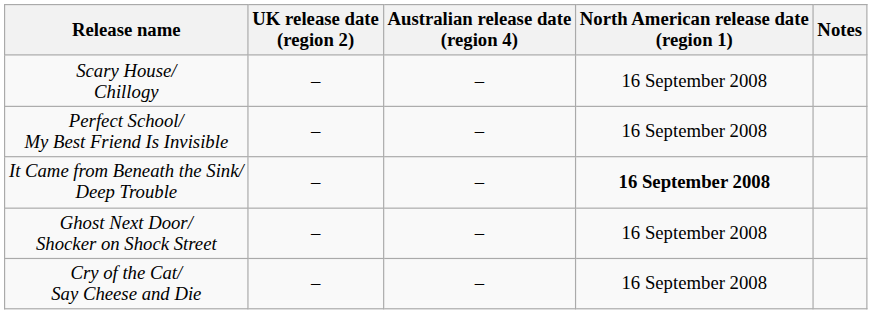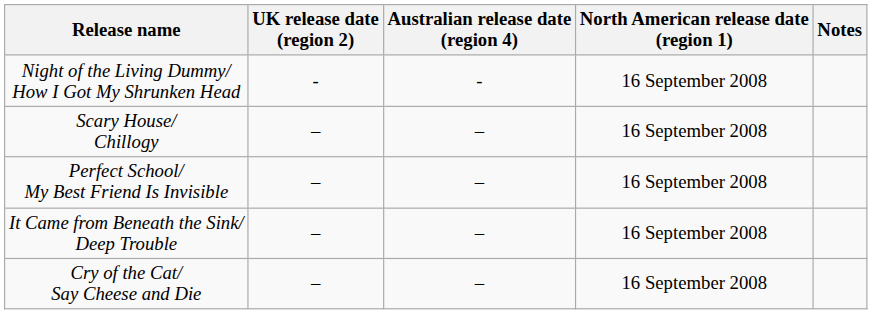+ row: (126, 80)
(694, 182) bold -> (694, 232) normal
- row: (126, 232)
